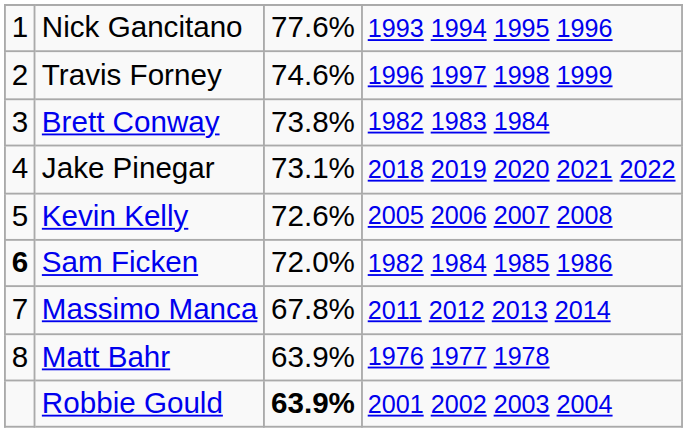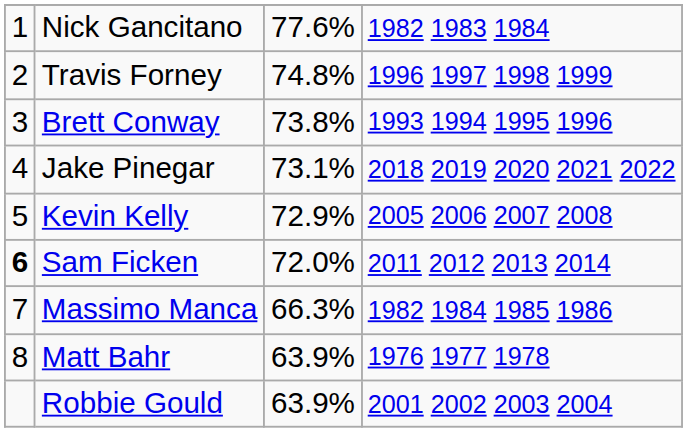(490, 28) 1993 1994 1995 1996 -> (459, 28) 1982 1983 1984
(313, 74) 74.6% -> (313, 74) 74.8%
(459, 122) 1982 1983 1984 -> (490, 122) 1993 1994 1995 1996
(313, 215) 72.6% -> (313, 215) 72.9%
(490, 263) 1982 1984 1985 1986 -> (489, 263) 2011 2012 2013 2014
(313, 309) 67.8% -> (313, 309) 66.3%
(489, 310) 2011 2012 2013 2014 -> (490, 310) 1982 1984 1985 1986
(313, 403) bold -> (313, 403) normal
